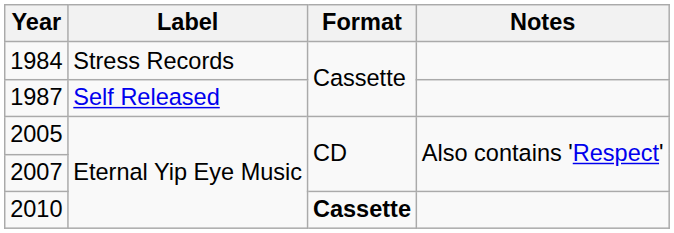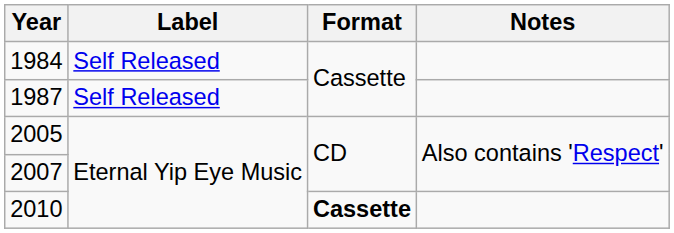(154, 60) Stress Records -> (147, 60) Self Released
